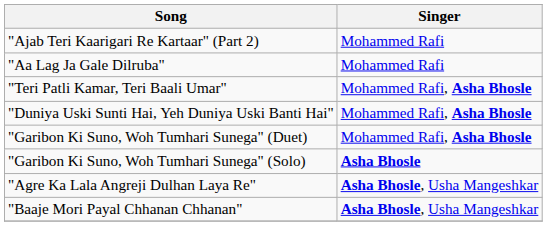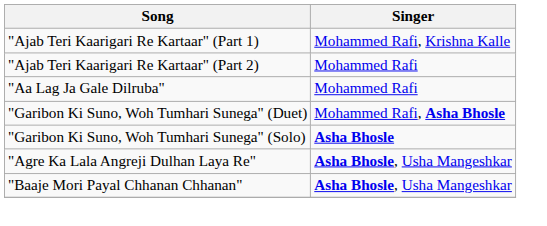+ row: (133, 40)
- row: (117, 88)
- row: (171, 112)
